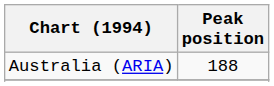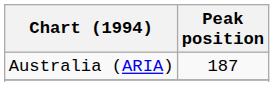(223, 66) 188 -> (223, 66) 187
